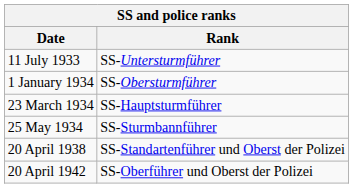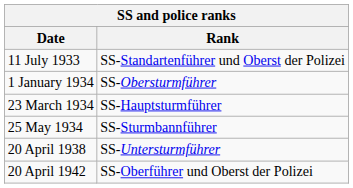(160, 60) SS-Untersturmführer -> (223, 60) SS-Standartenführer und Oberst der Polizei
(223, 149) SS-Standartenführer und Oberst der Polizei -> (160, 149) SS-Untersturmführer
